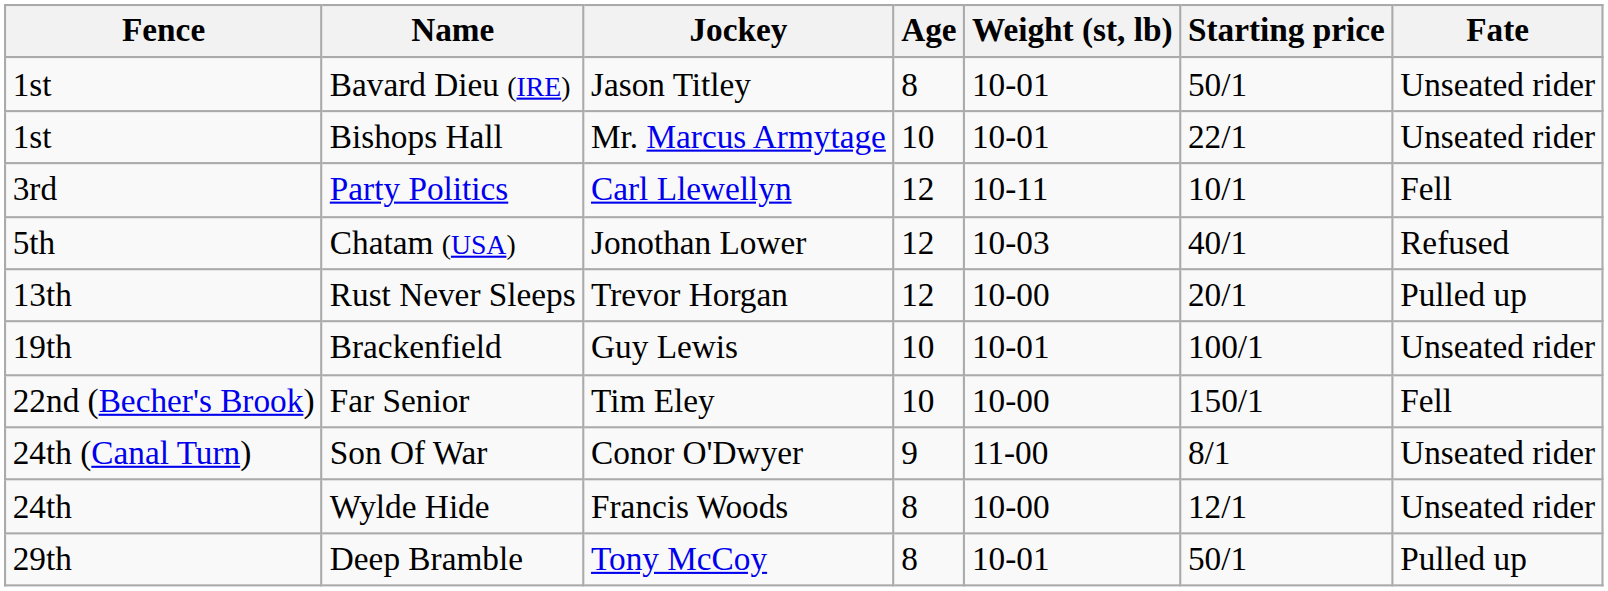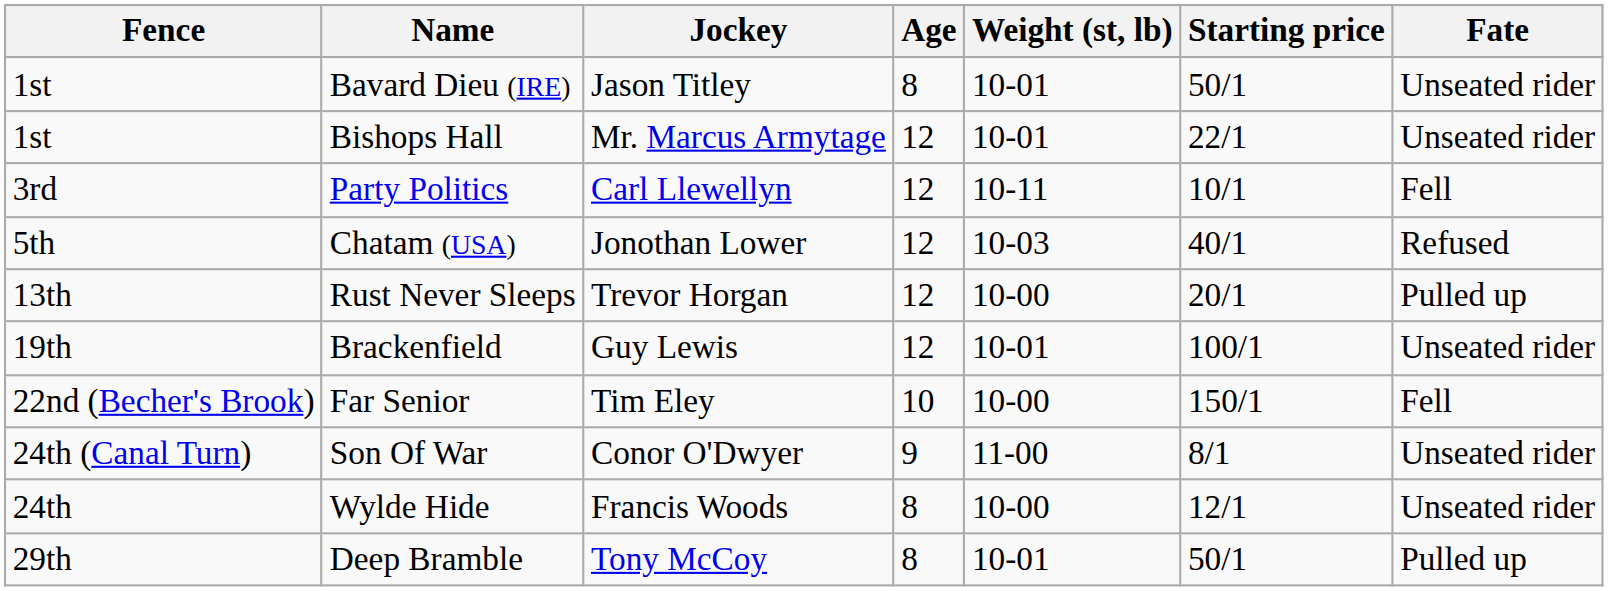(918, 136) 10 -> (918, 136) 12
(918, 347) 10 -> (918, 347) 12
